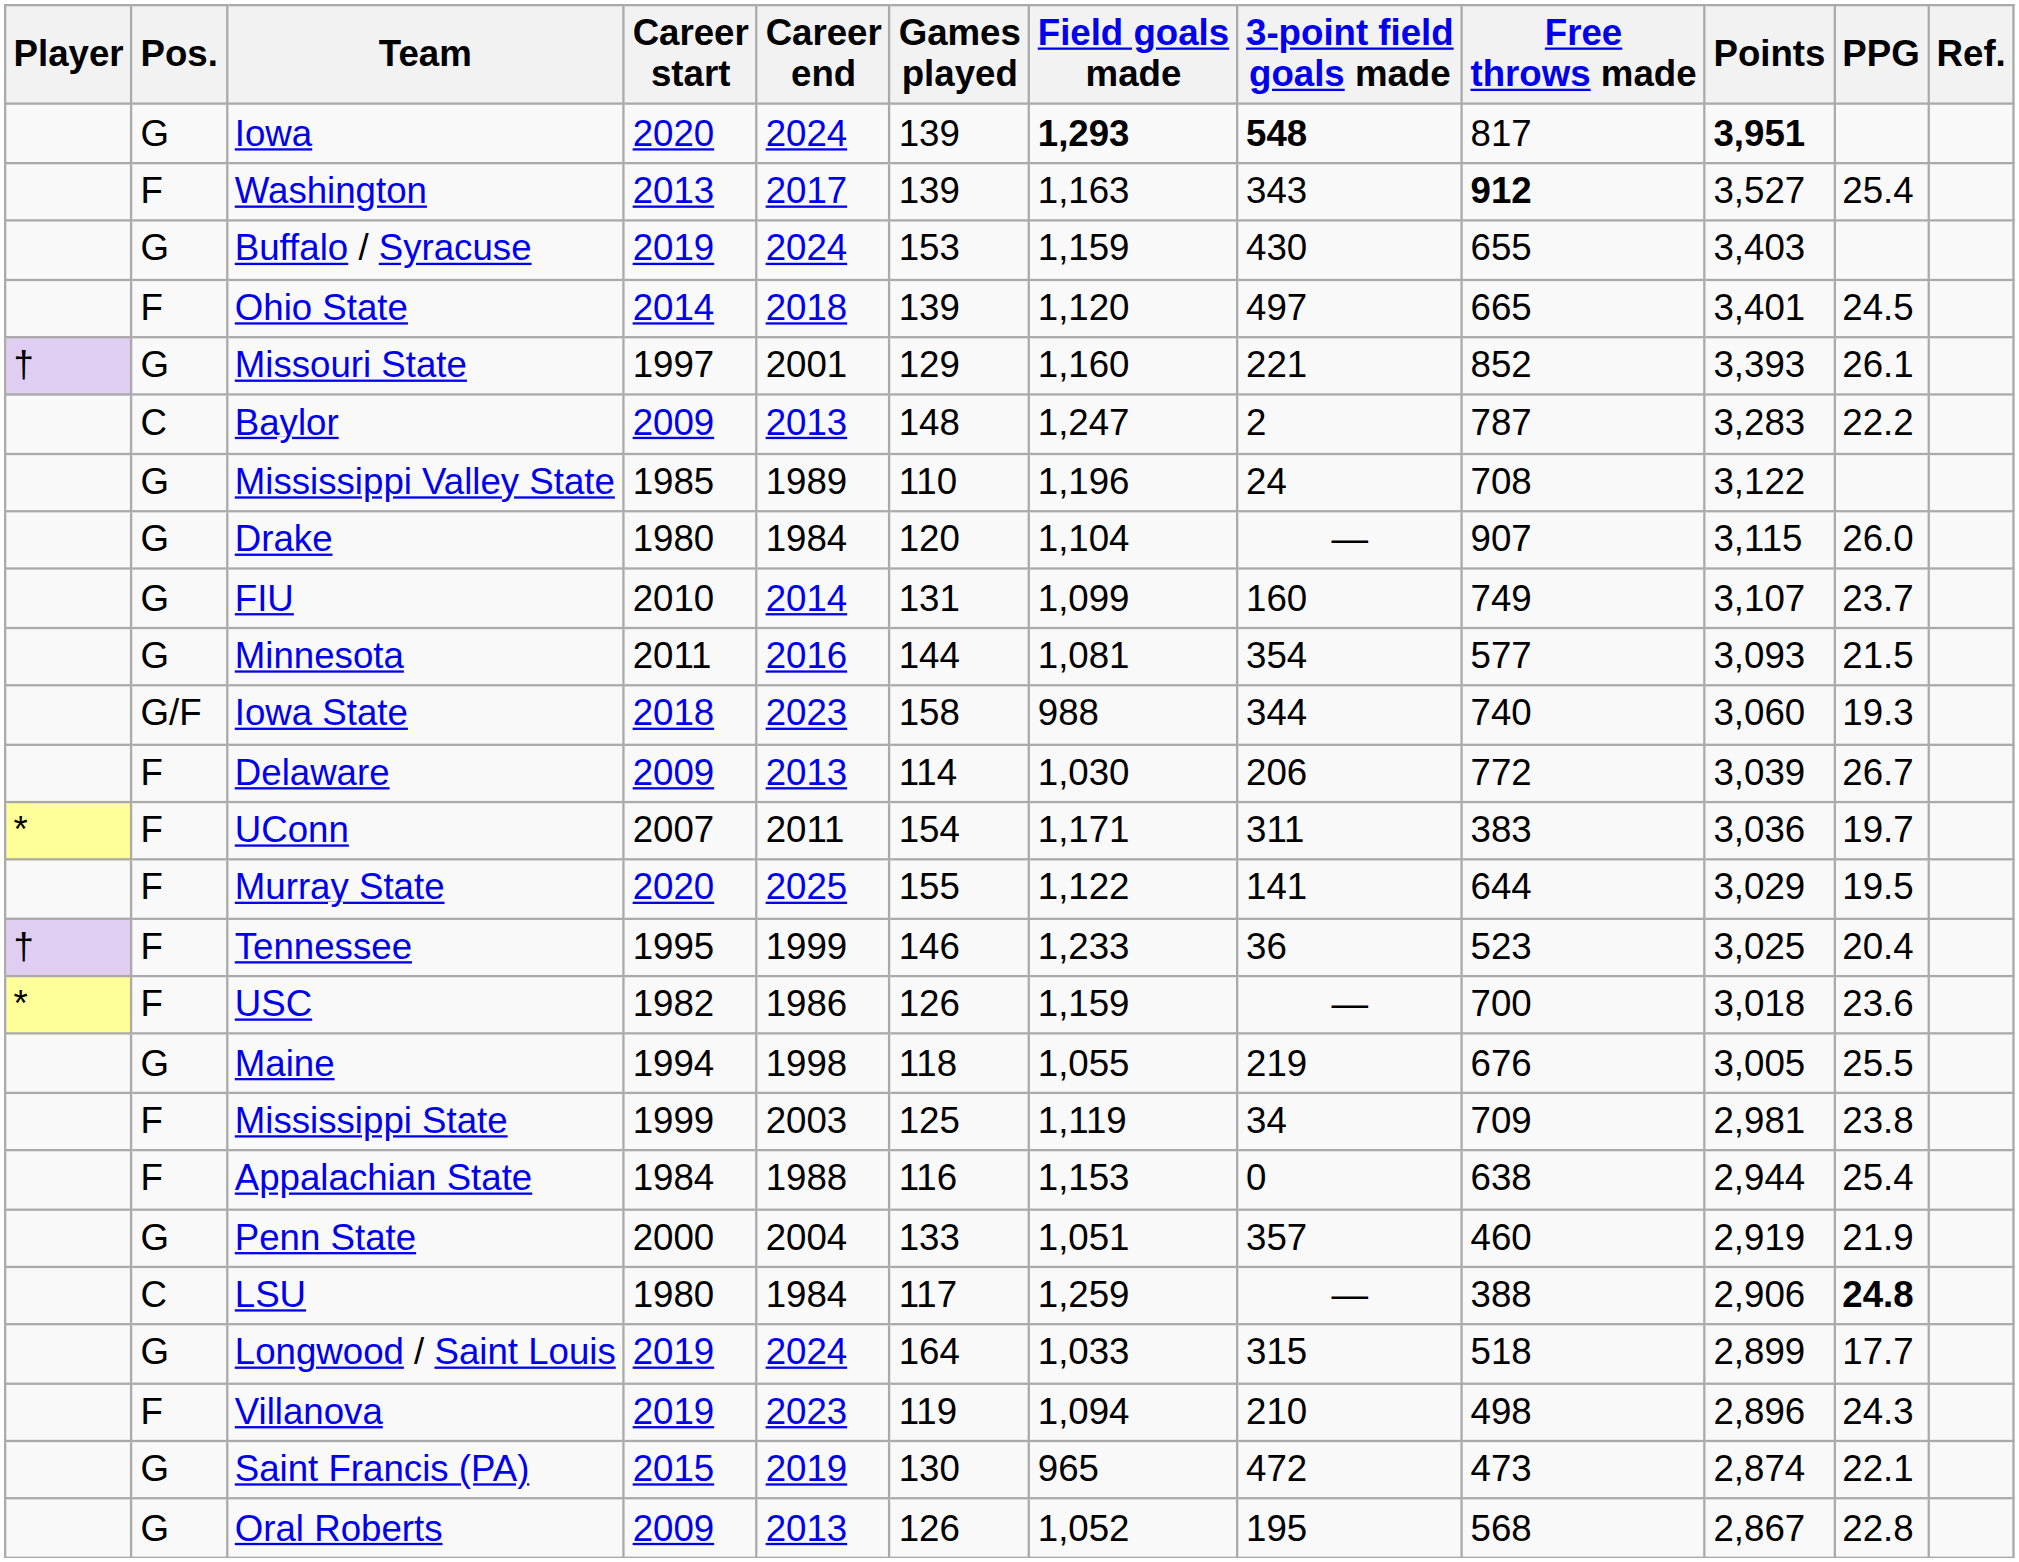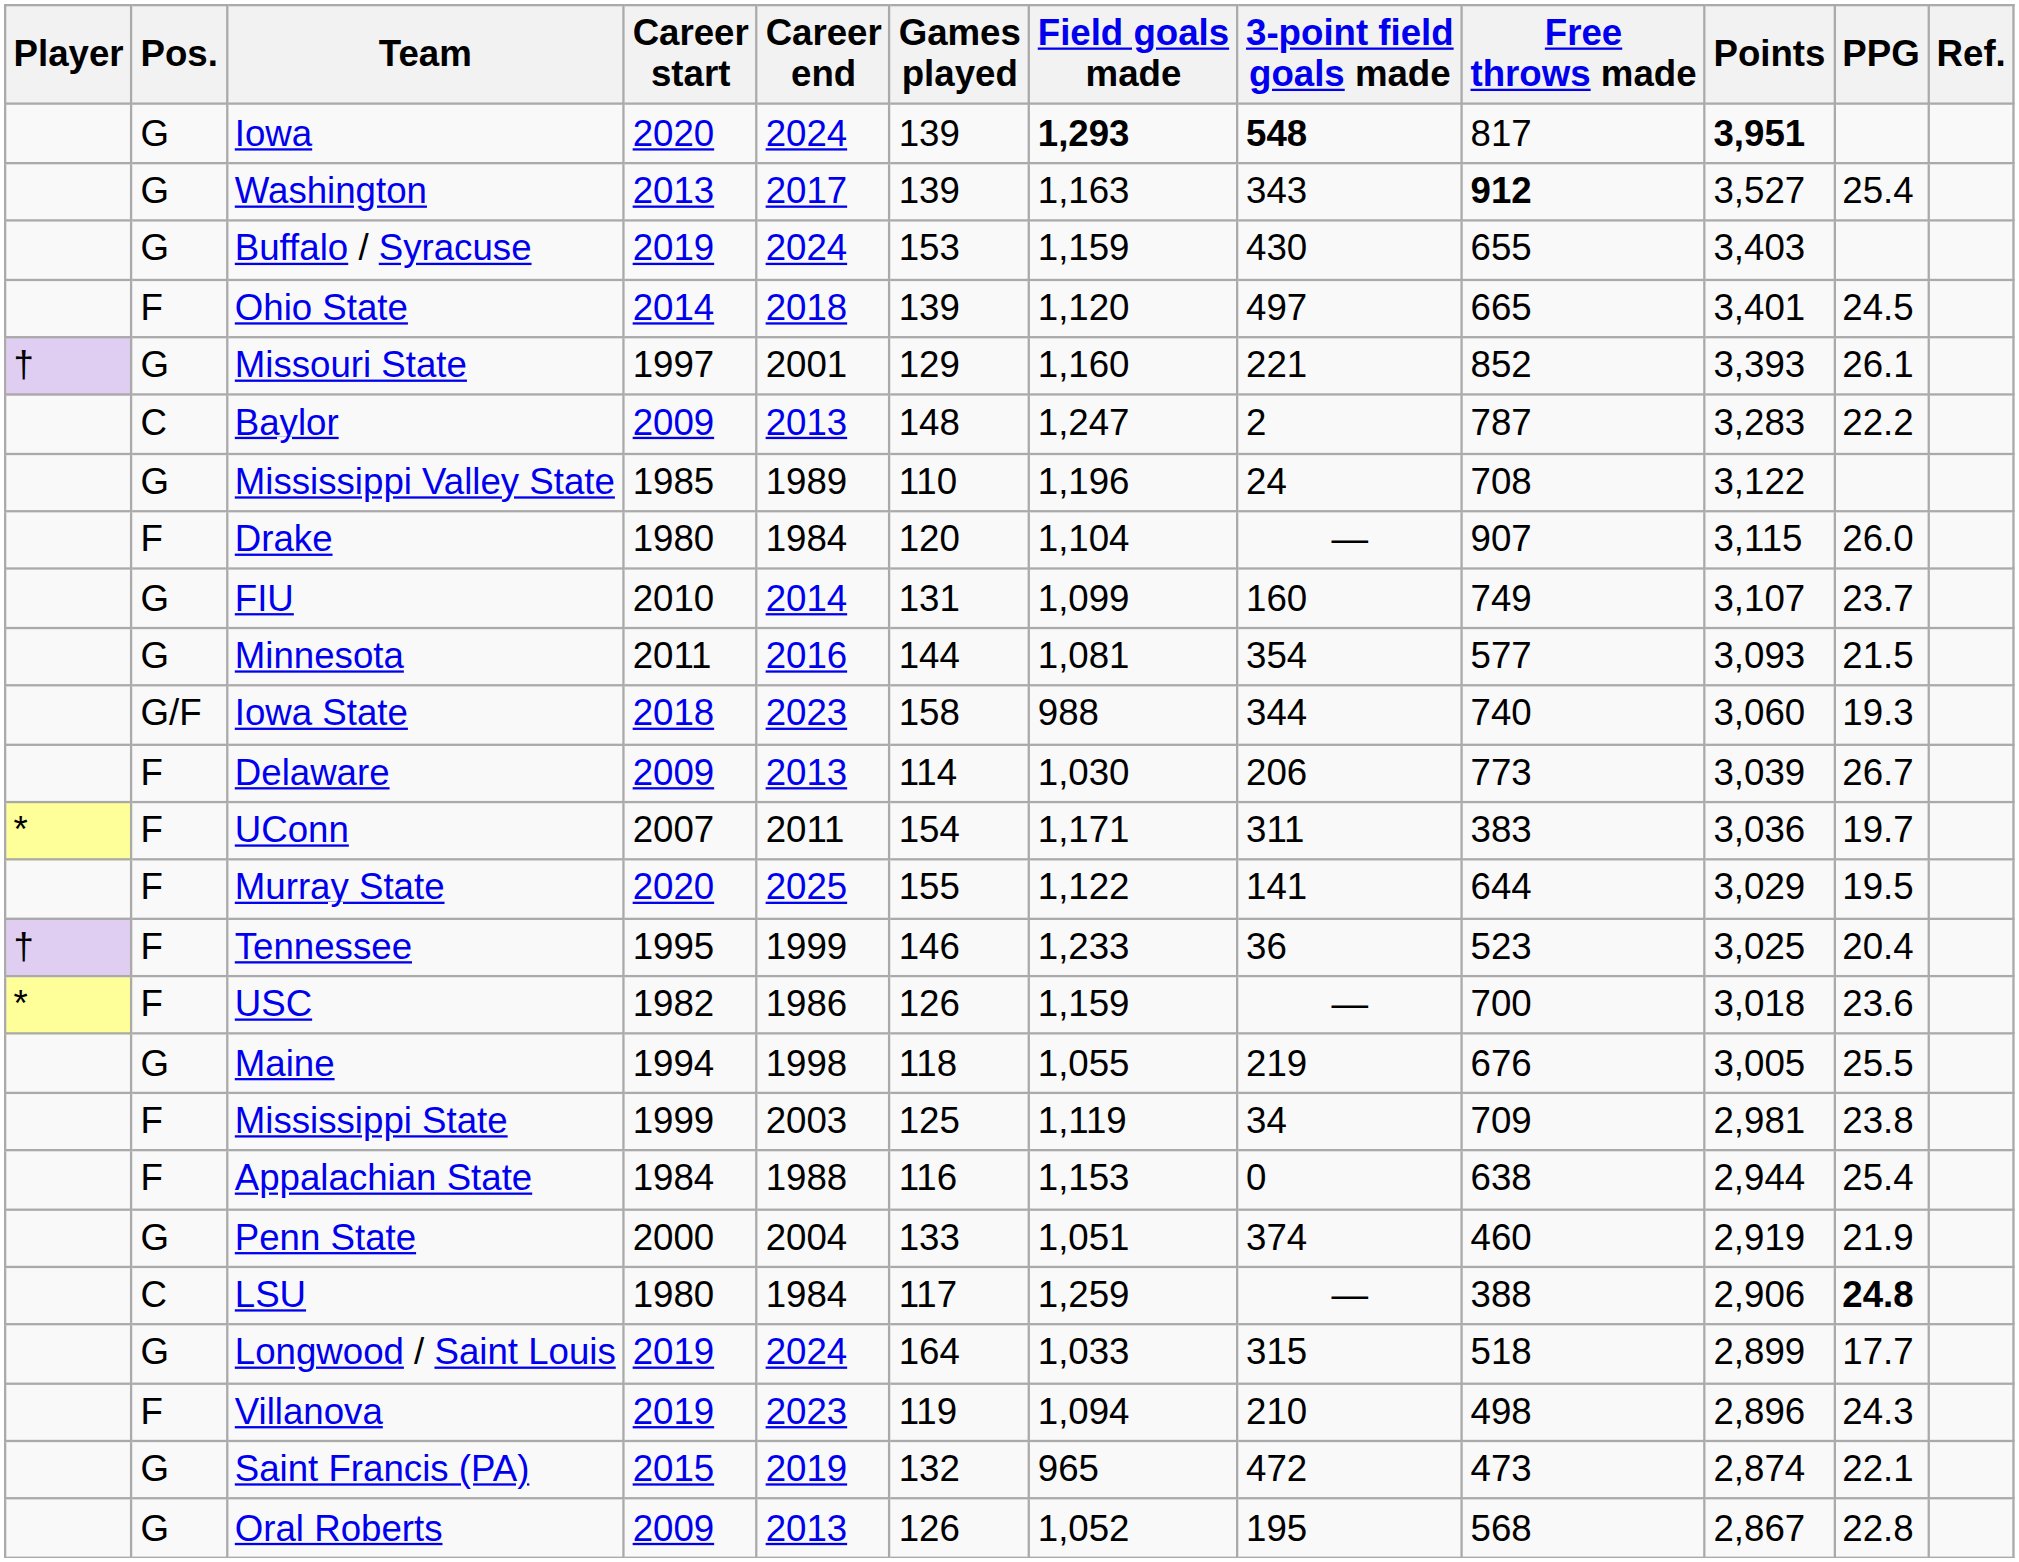(152, 190) F -> (155, 190) G
(155, 539) G -> (152, 539) F
(1501, 772) 772 -> (1501, 772) 773
(1277, 1236) 357 -> (1277, 1236) 374
(929, 1469) 130 -> (929, 1469) 132
